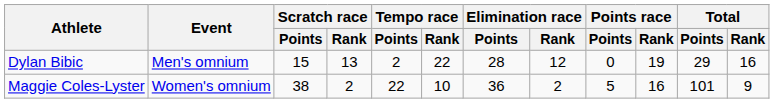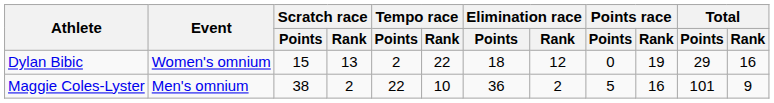(200, 63) Men's omnium -> (211, 63) Women's omnium
(496, 63) 28 -> (496, 63) 18
(211, 86) Women's omnium -> (200, 86) Men's omnium
